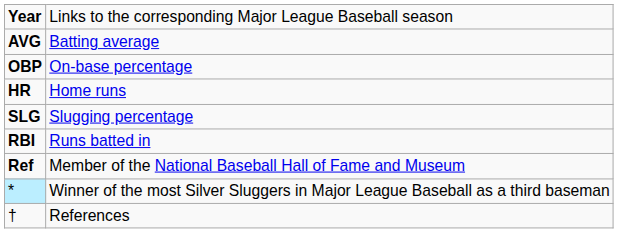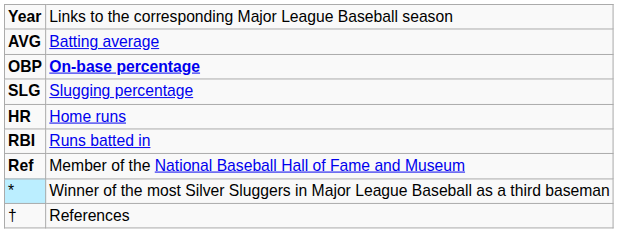(121, 66) normal -> (125, 66) bold
rows swapped: (24, 116) <-> (19, 91)
